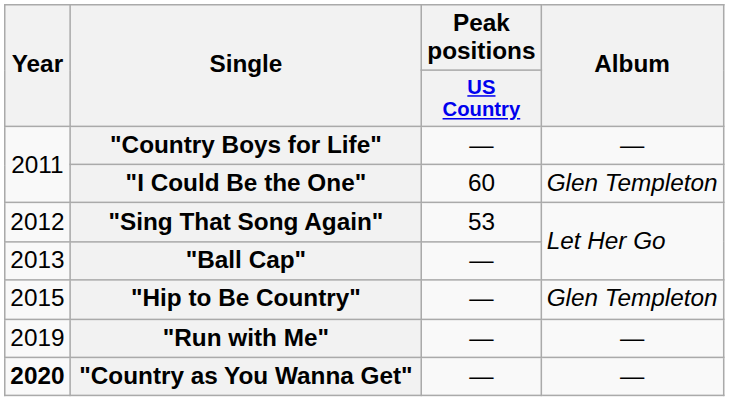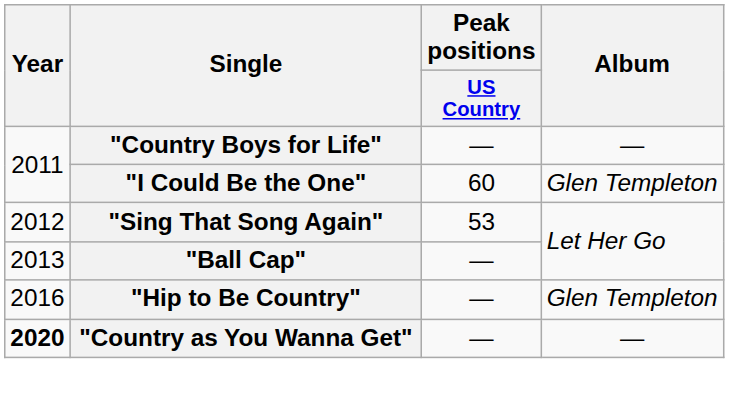(37, 299) 2015 -> (37, 299) 2016
- row: (246, 337)
